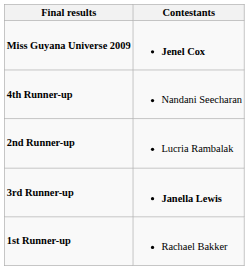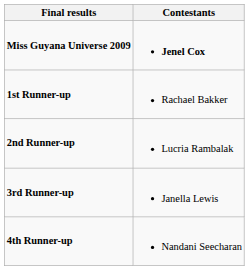rows swapped: (39, 241) <-> (40, 94)
(189, 198) bold -> (189, 198) normal
